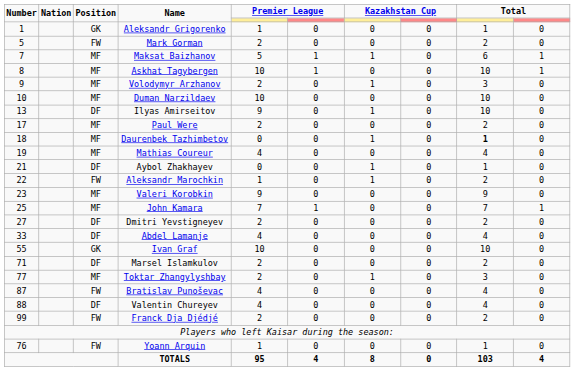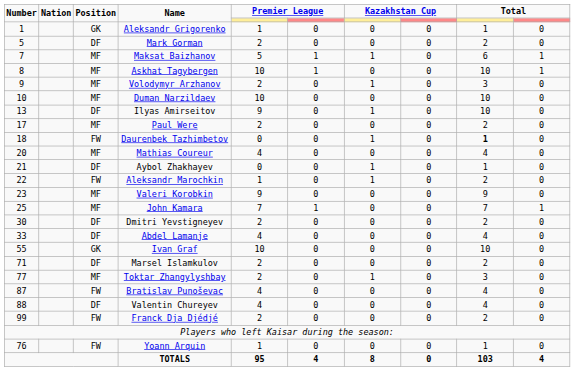(96, 43) FW -> (96, 43) DF
(96, 139) MF -> (96, 139) FW
(22, 153) 19 -> (22, 153) 20
(22, 222) 27 -> (22, 222) 30
